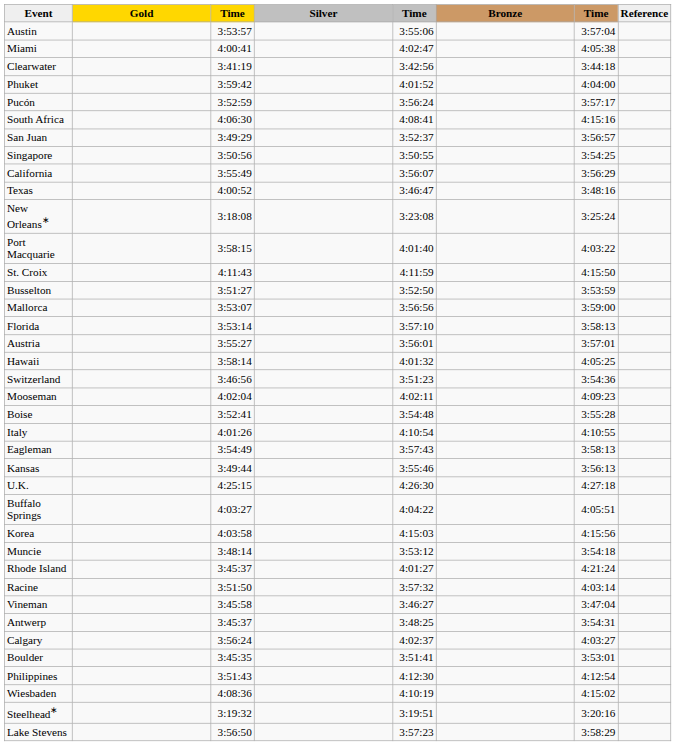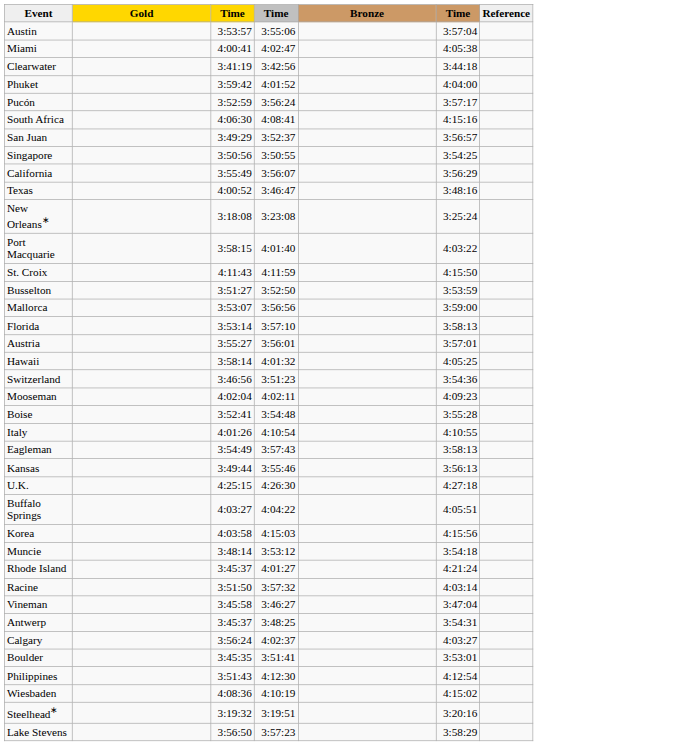- column: (323, 13)
